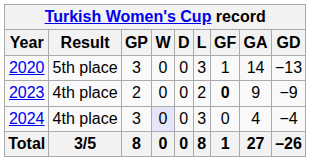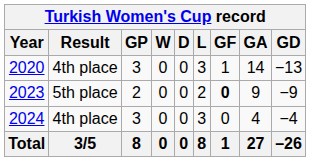(85, 67) 5th place -> (85, 67) 4th place
(85, 93) 4th place -> (85, 93) 5th place
(163, 118) lavender background -> (163, 118) no background
